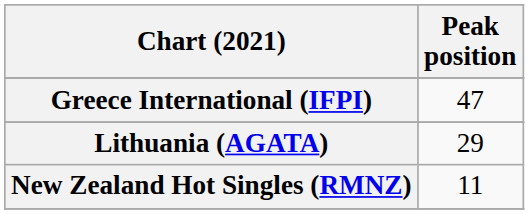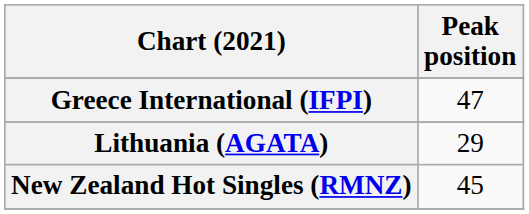(470, 186) 11 -> (470, 186) 45
